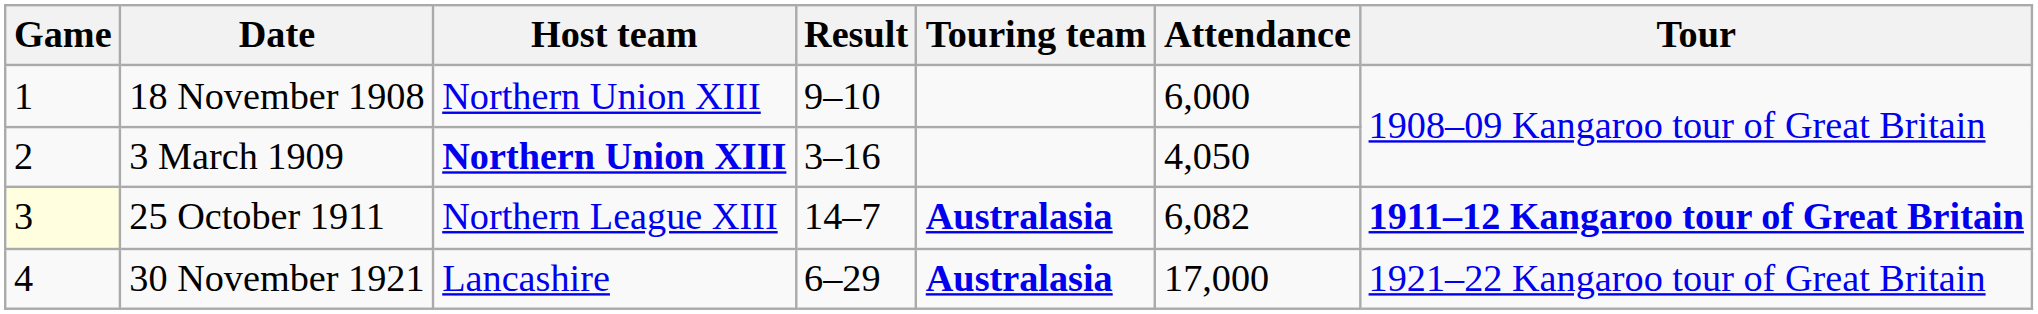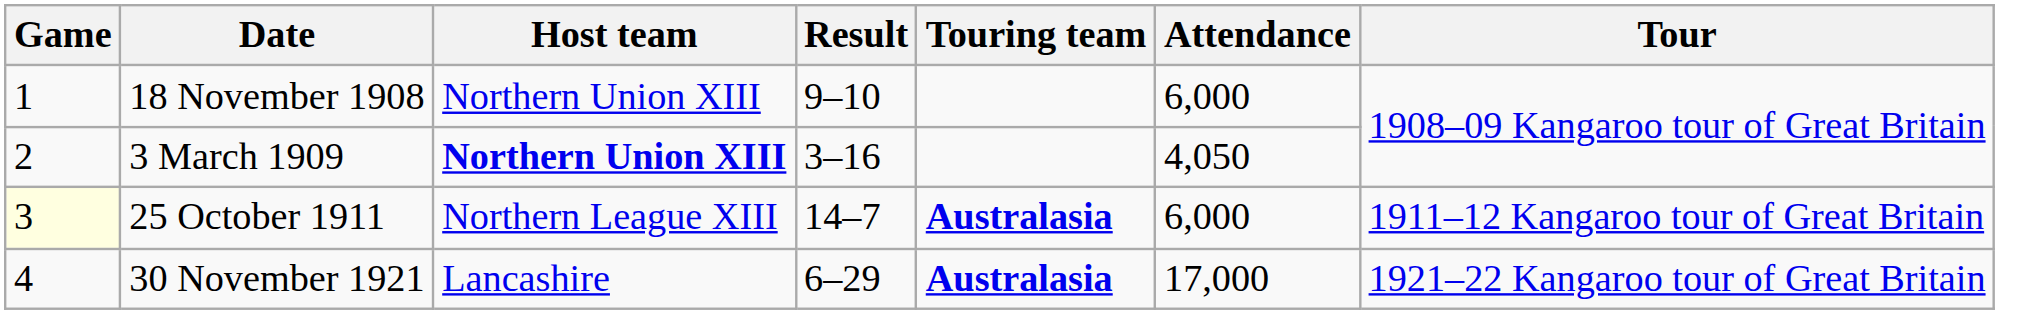(1207, 216) 6,082 -> (1207, 216) 6,000
(1696, 216) bold -> (1676, 216) normal
